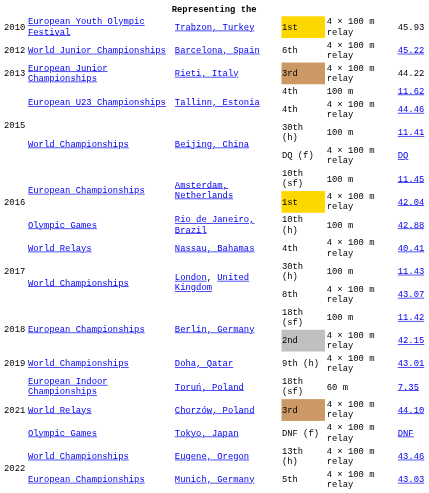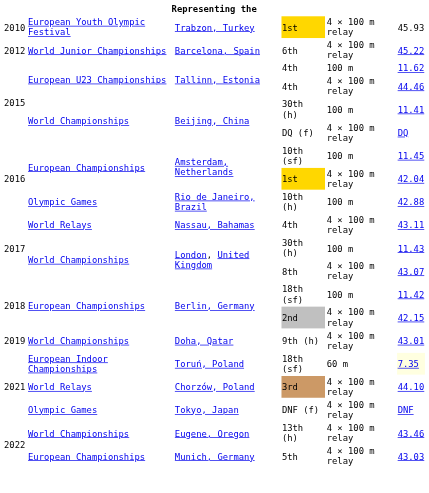- row: (207, 73)
(411, 248) 40.41 -> (411, 225) 43.11
(408, 387) no background -> (408, 364) lightyellow background
